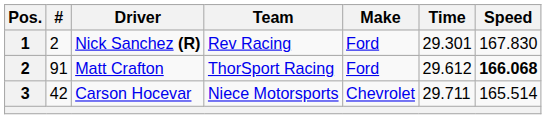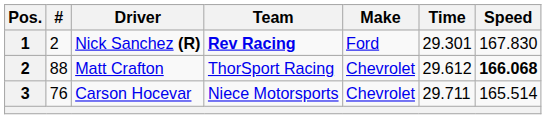(250, 43) normal -> (252, 43) bold
(59, 68) 91 -> (59, 68) 88
(363, 68) Ford -> (380, 68) Chevrolet
(59, 94) 42 -> (59, 94) 76
